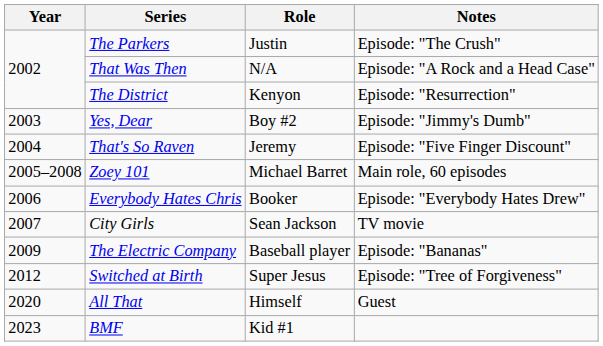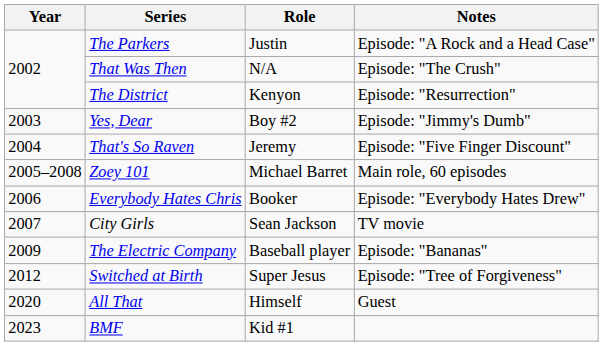(429, 43) Episode: "The Crush" -> (476, 43) Episode: "A Rock and a Head Case"
(476, 69) Episode: "A Rock and a Head Case" -> (429, 69) Episode: "The Crush"
